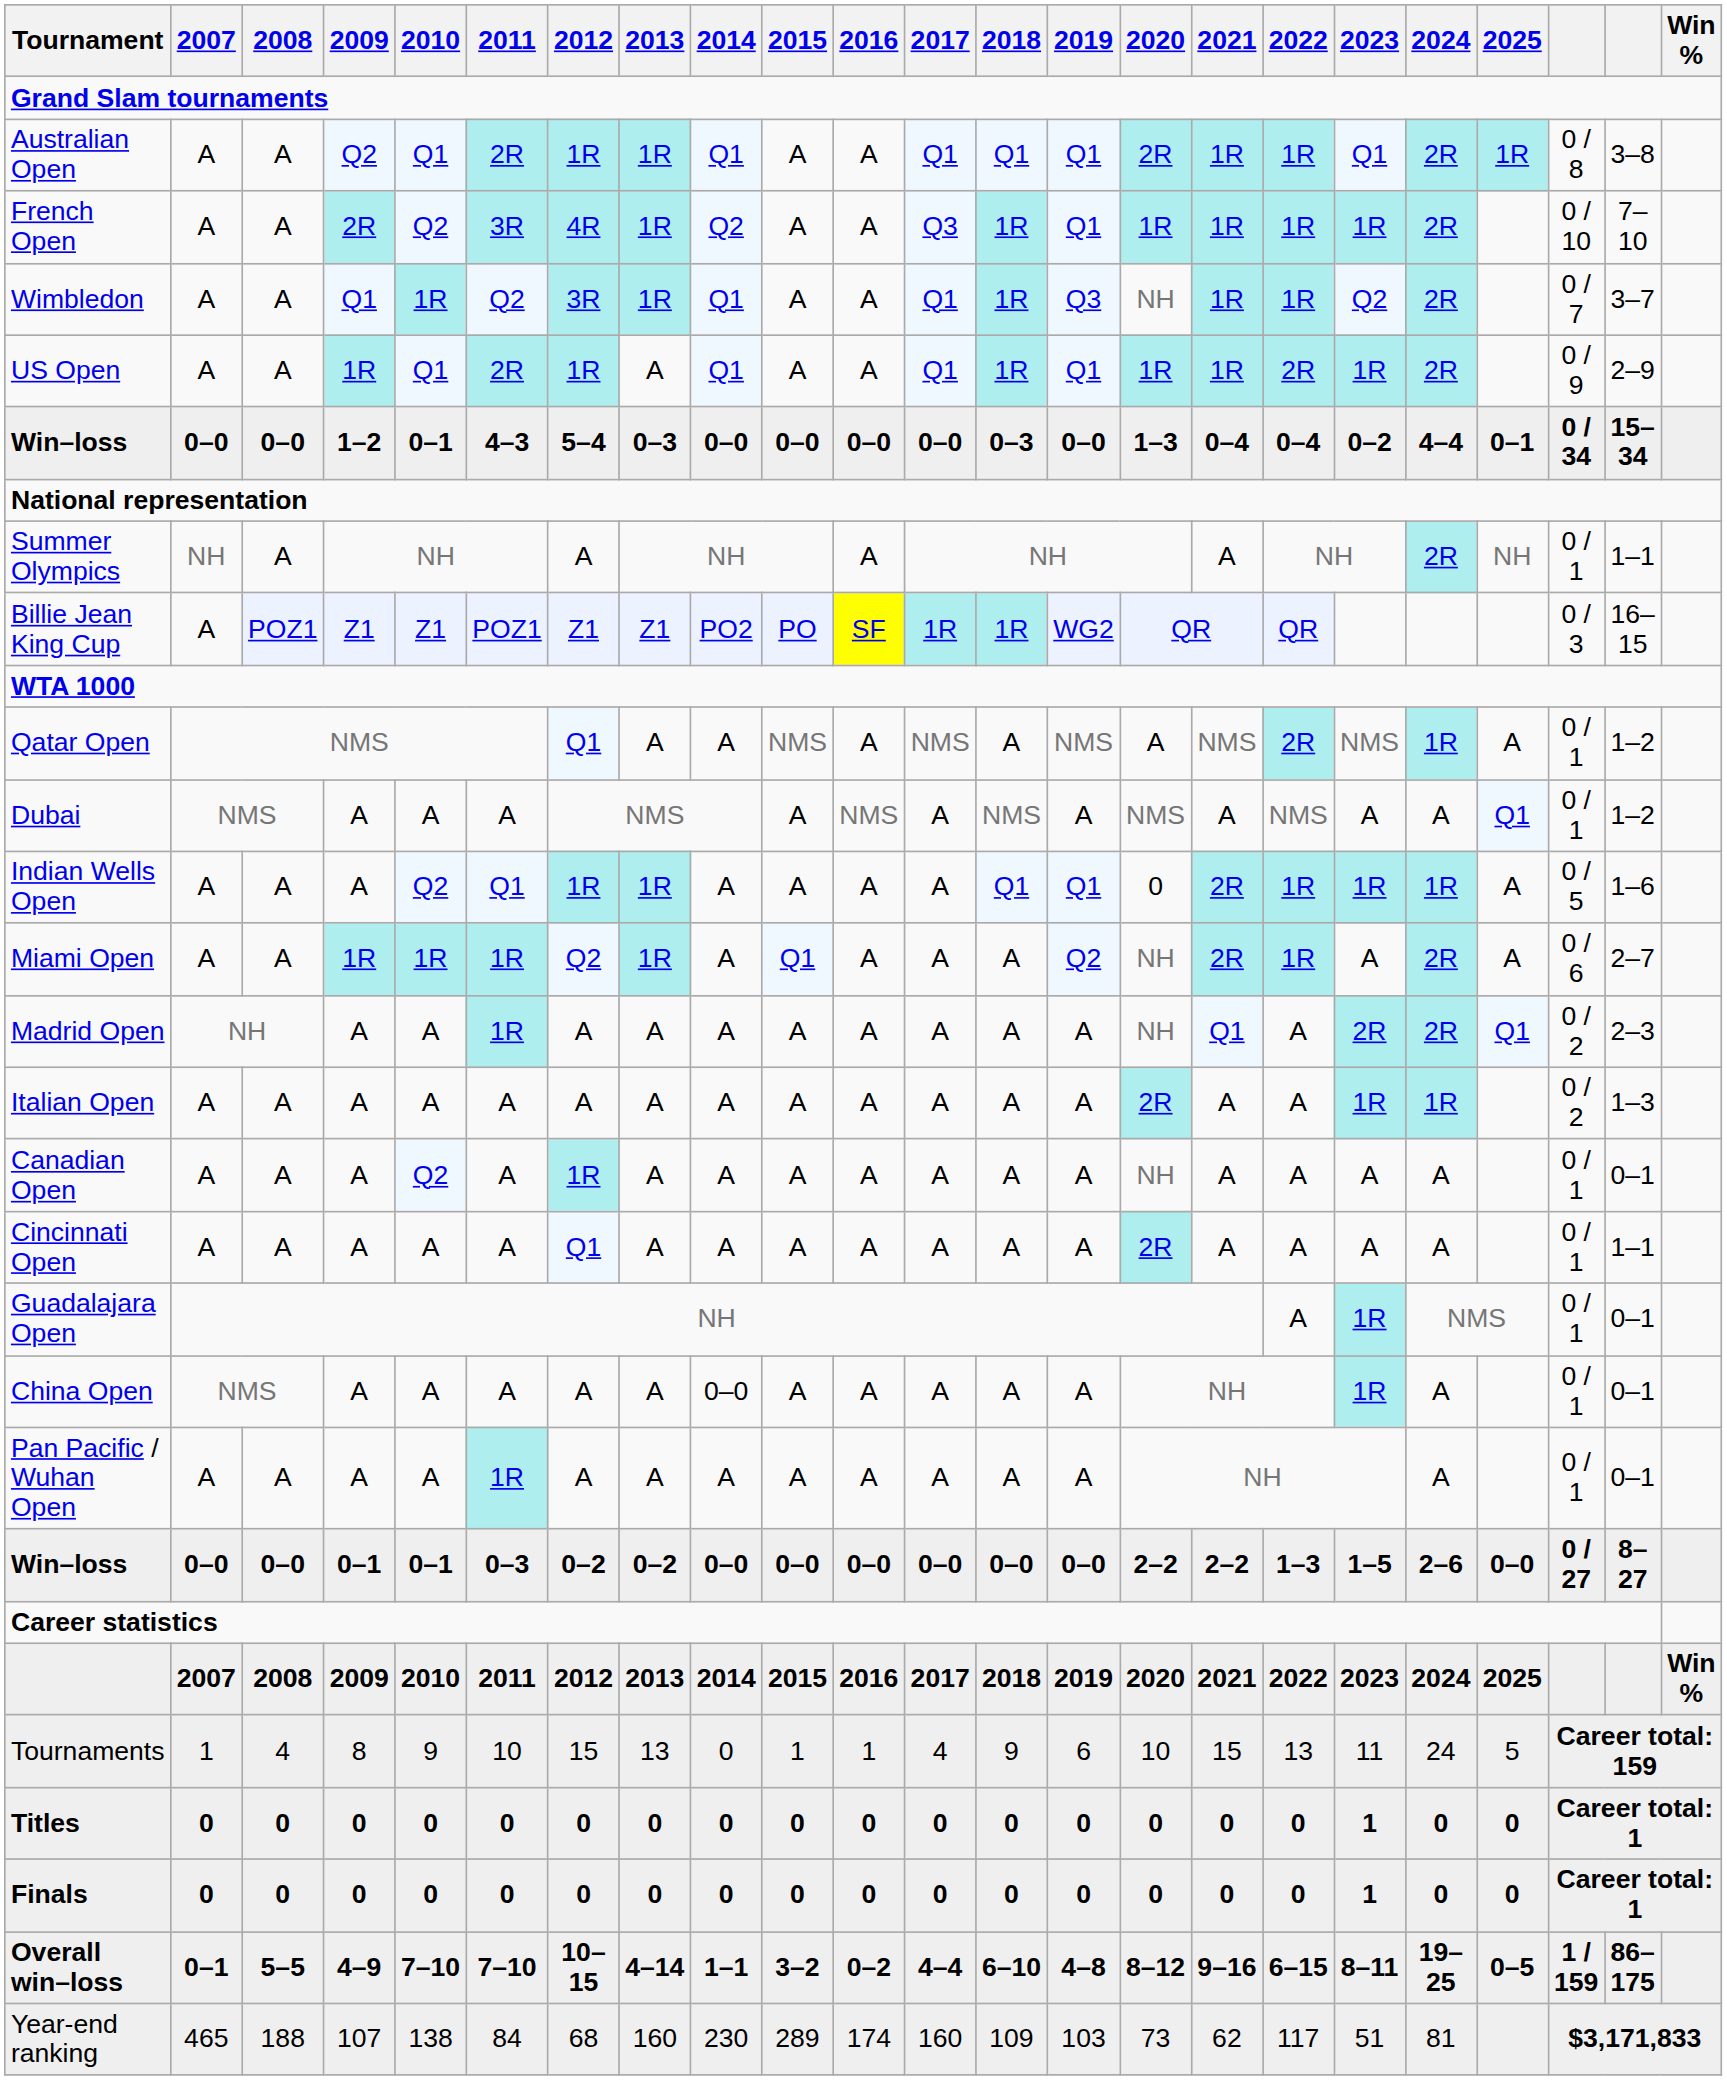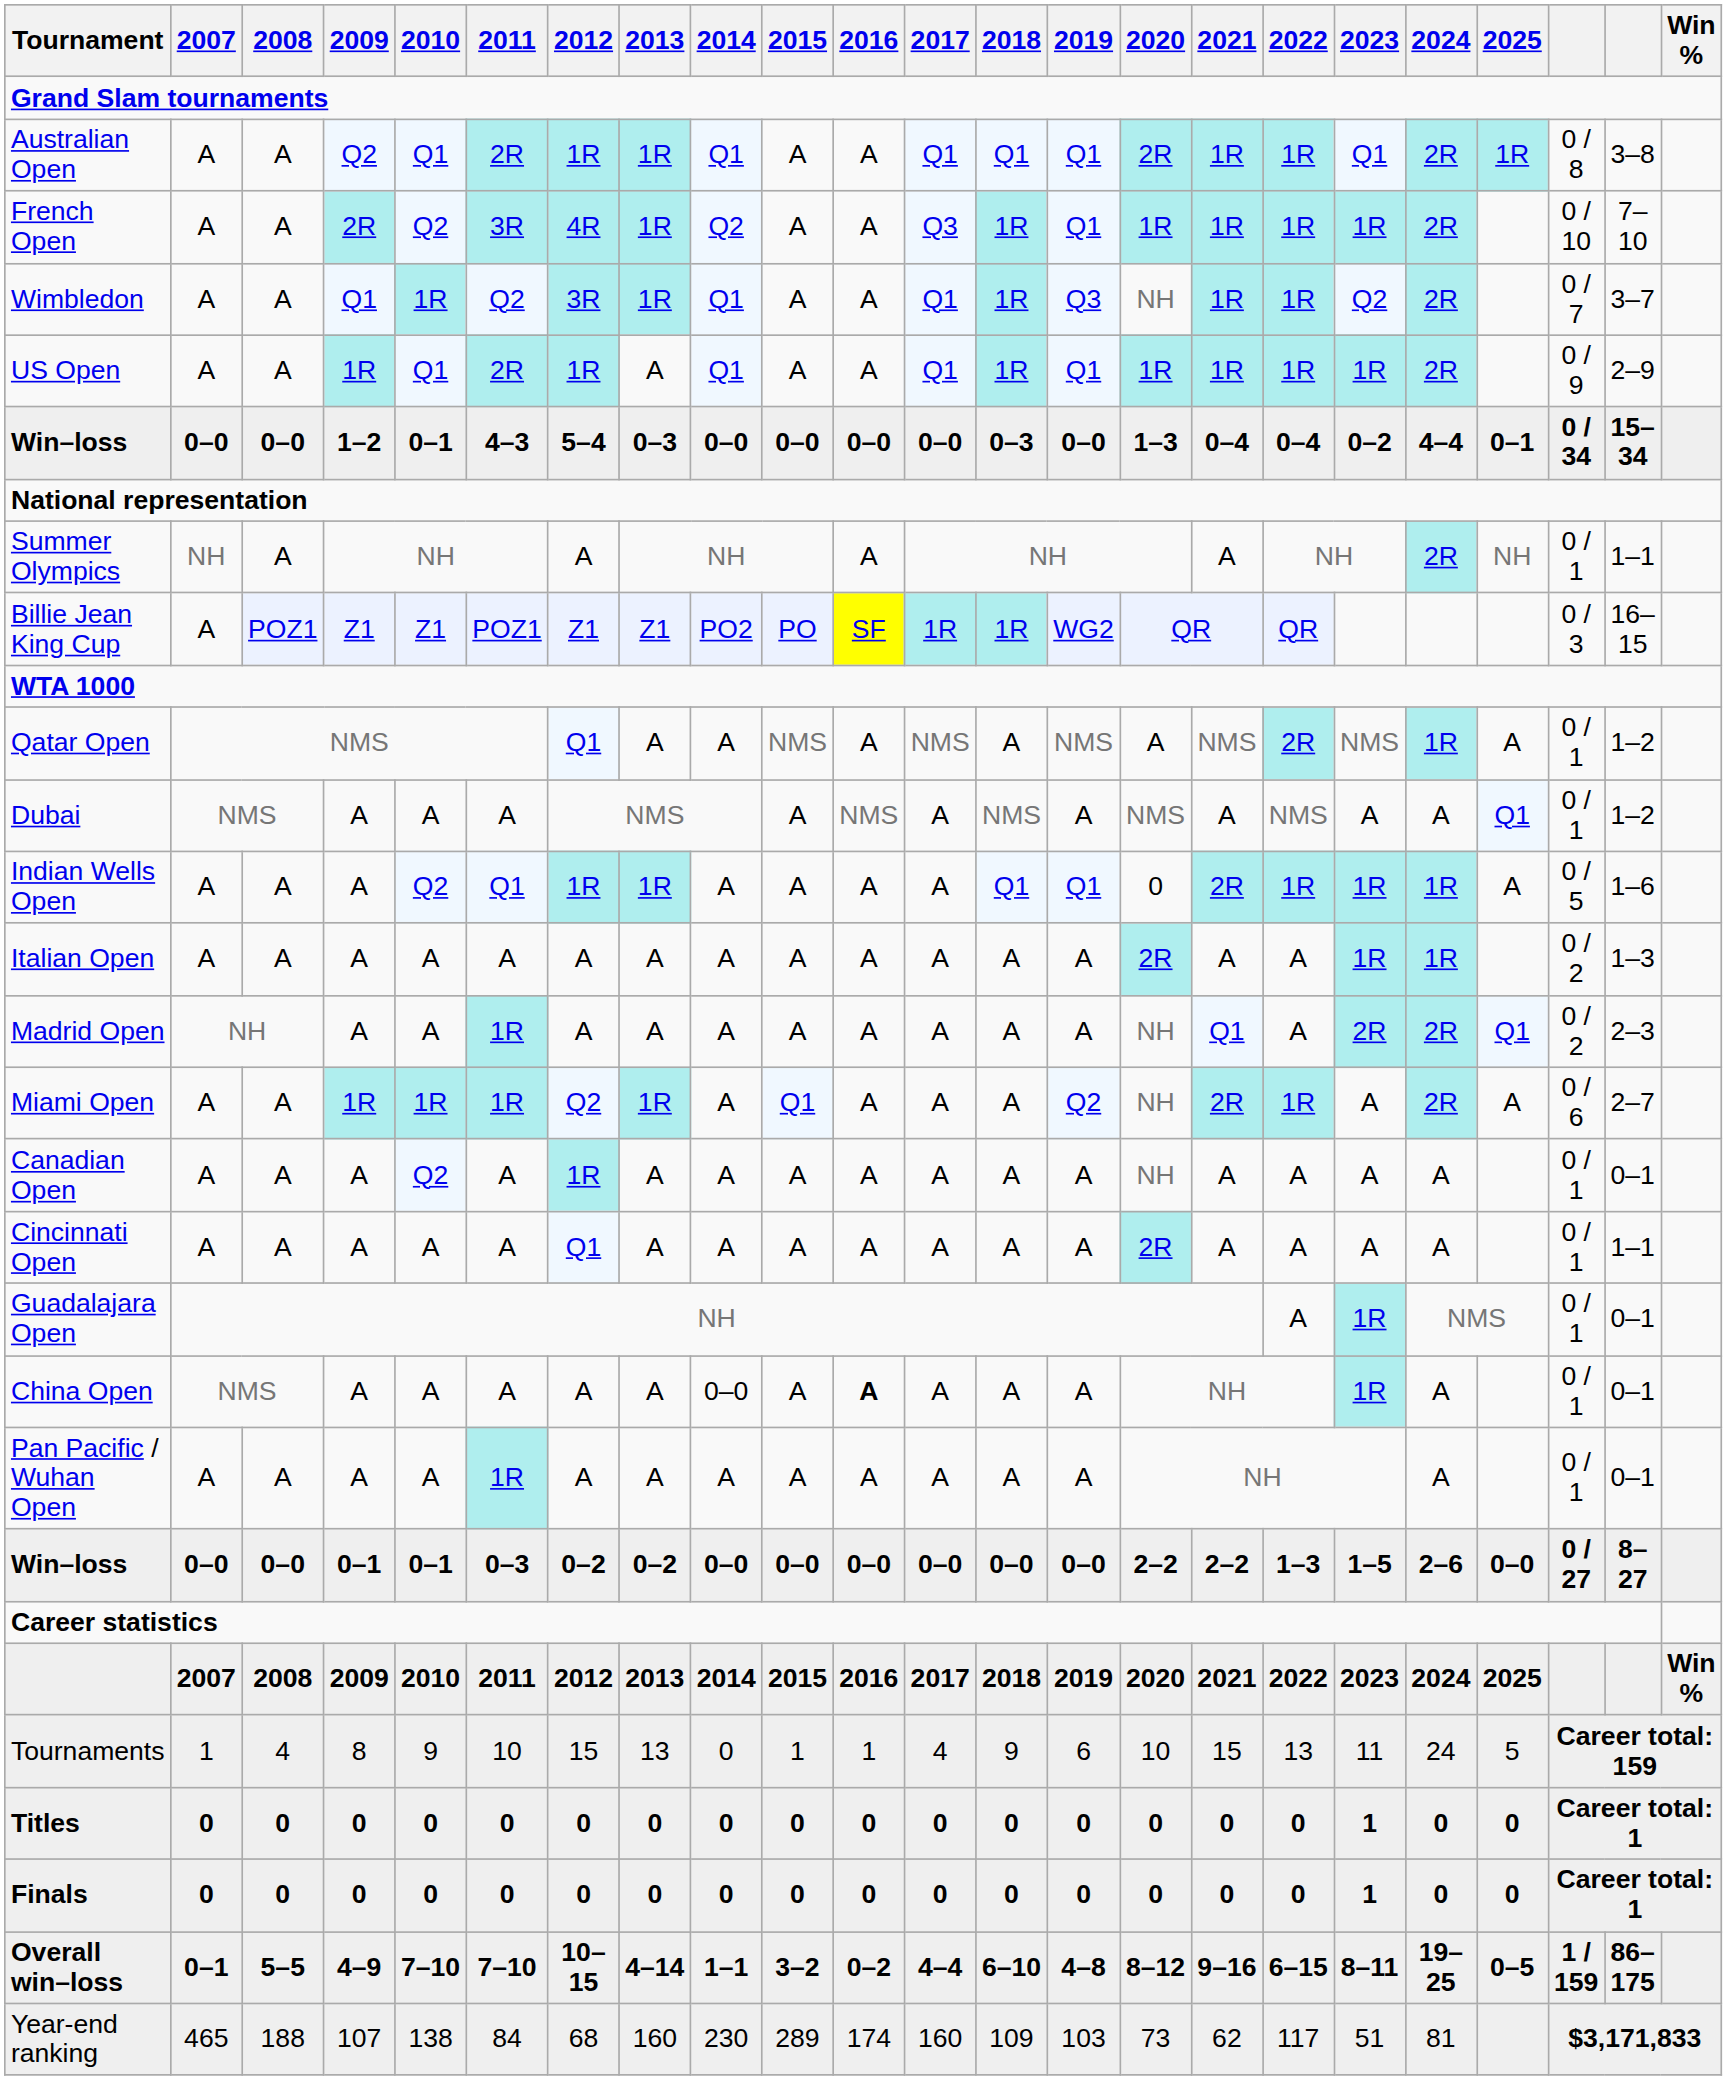(1298, 370) 2R -> (1298, 370) 1R
rows swapped: (83, 958) <-> (83, 1102)
(869, 1390) normal -> (869, 1390) bold
